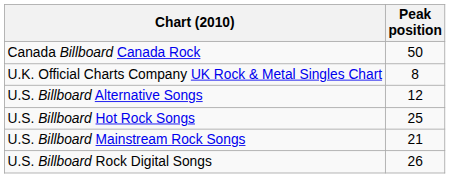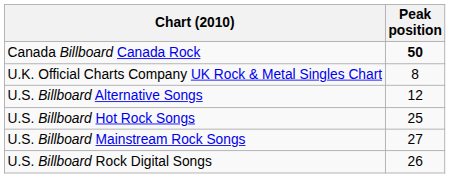(415, 52) normal -> (415, 52) bold
(415, 140) 21 -> (415, 140) 27
